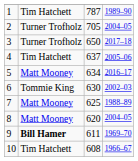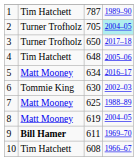(118, 27) no background -> (118, 27) paleturquoise background
(93, 57) 637 -> (93, 57) 648
(93, 118) 620 -> (93, 118) 619
